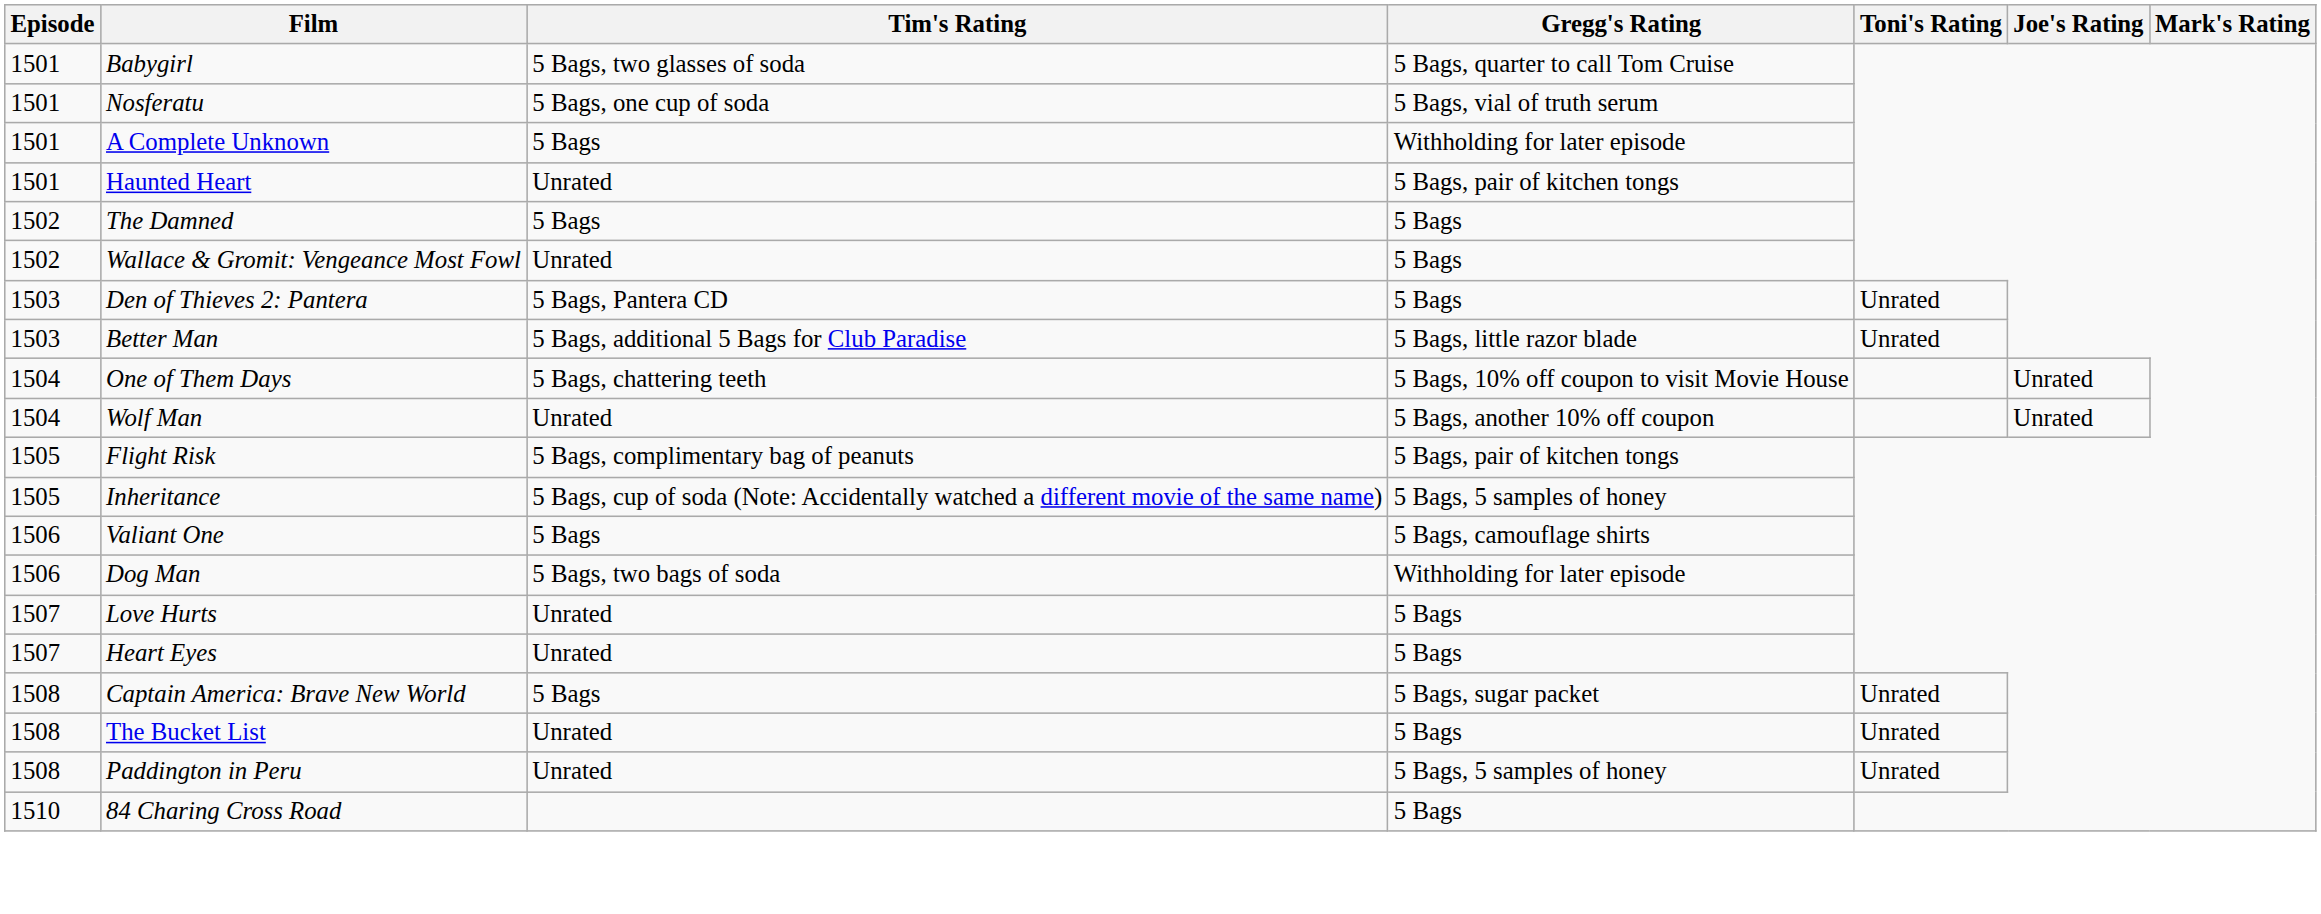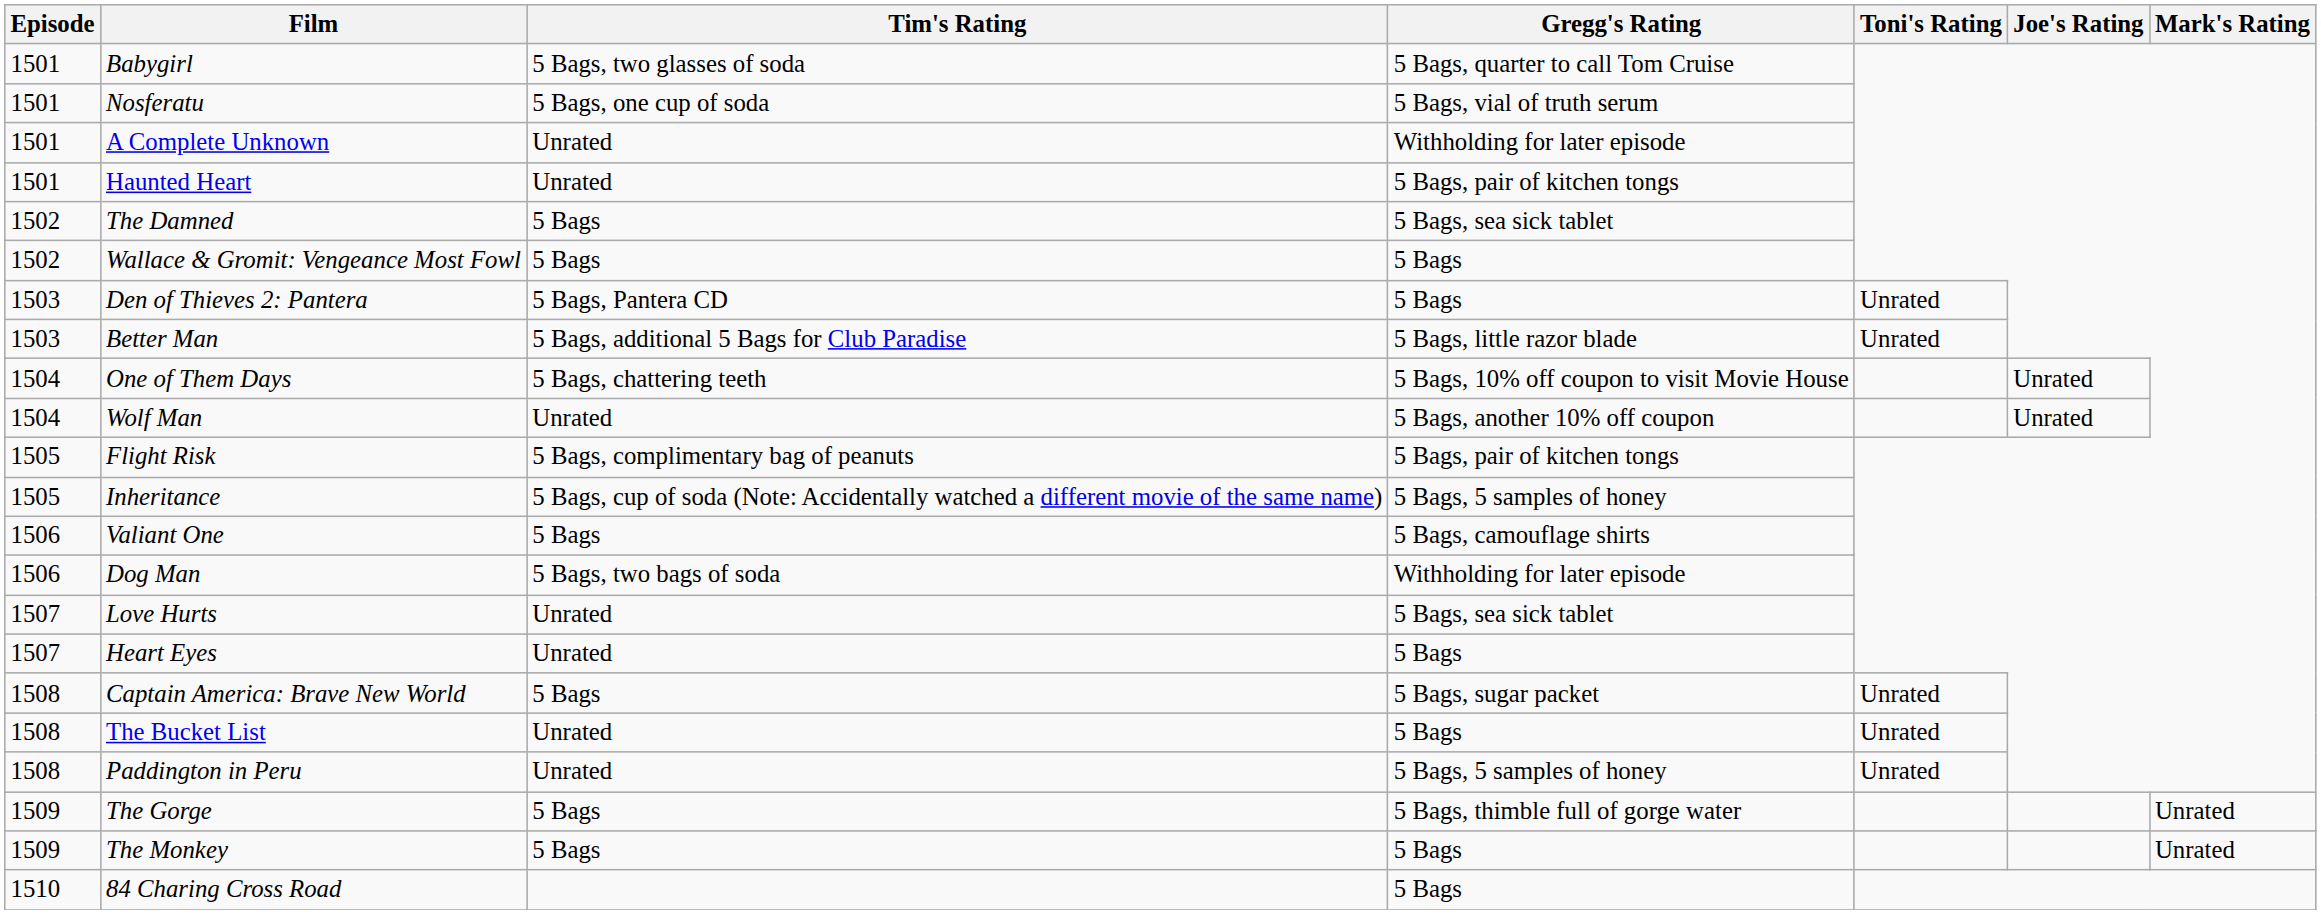(566, 142) 5 Bags -> (572, 142) Unrated
(1428, 220) 5 Bags -> (1504, 220) 5 Bags, sea sick tablet
(572, 260) Unrated -> (566, 260) 5 Bags
(1428, 614) 5 Bags -> (1504, 614) 5 Bags, sea sick tablet
+ row: (159, 810)
+ row: (167, 850)
